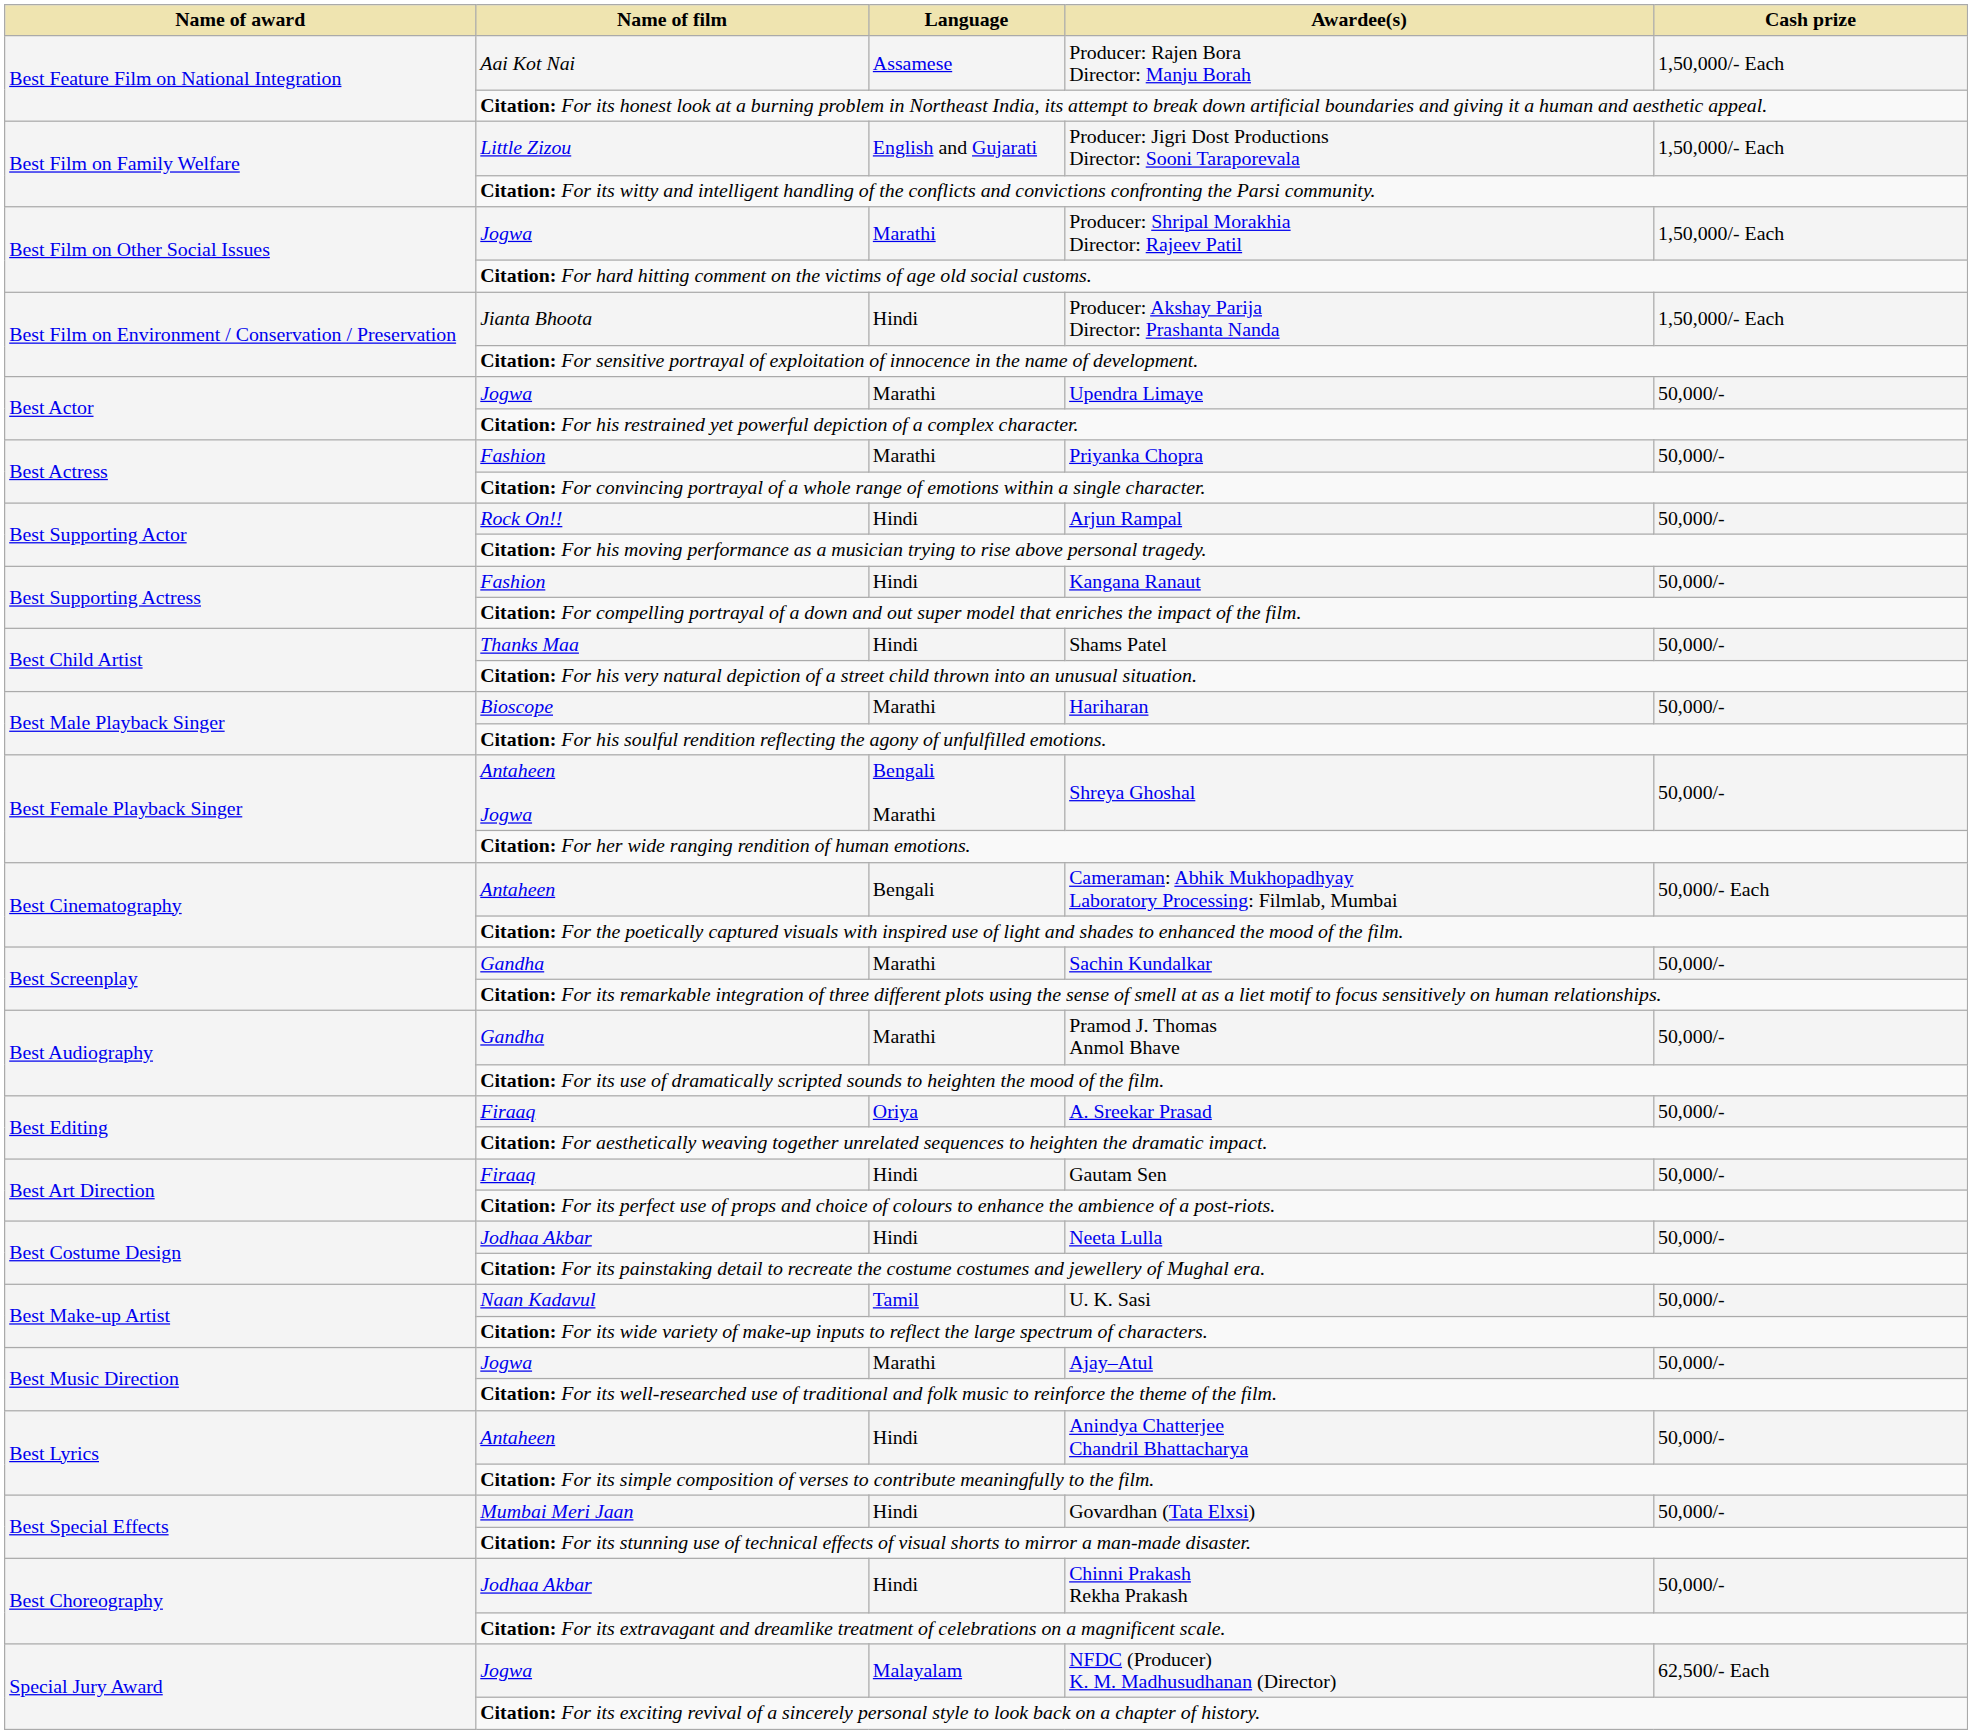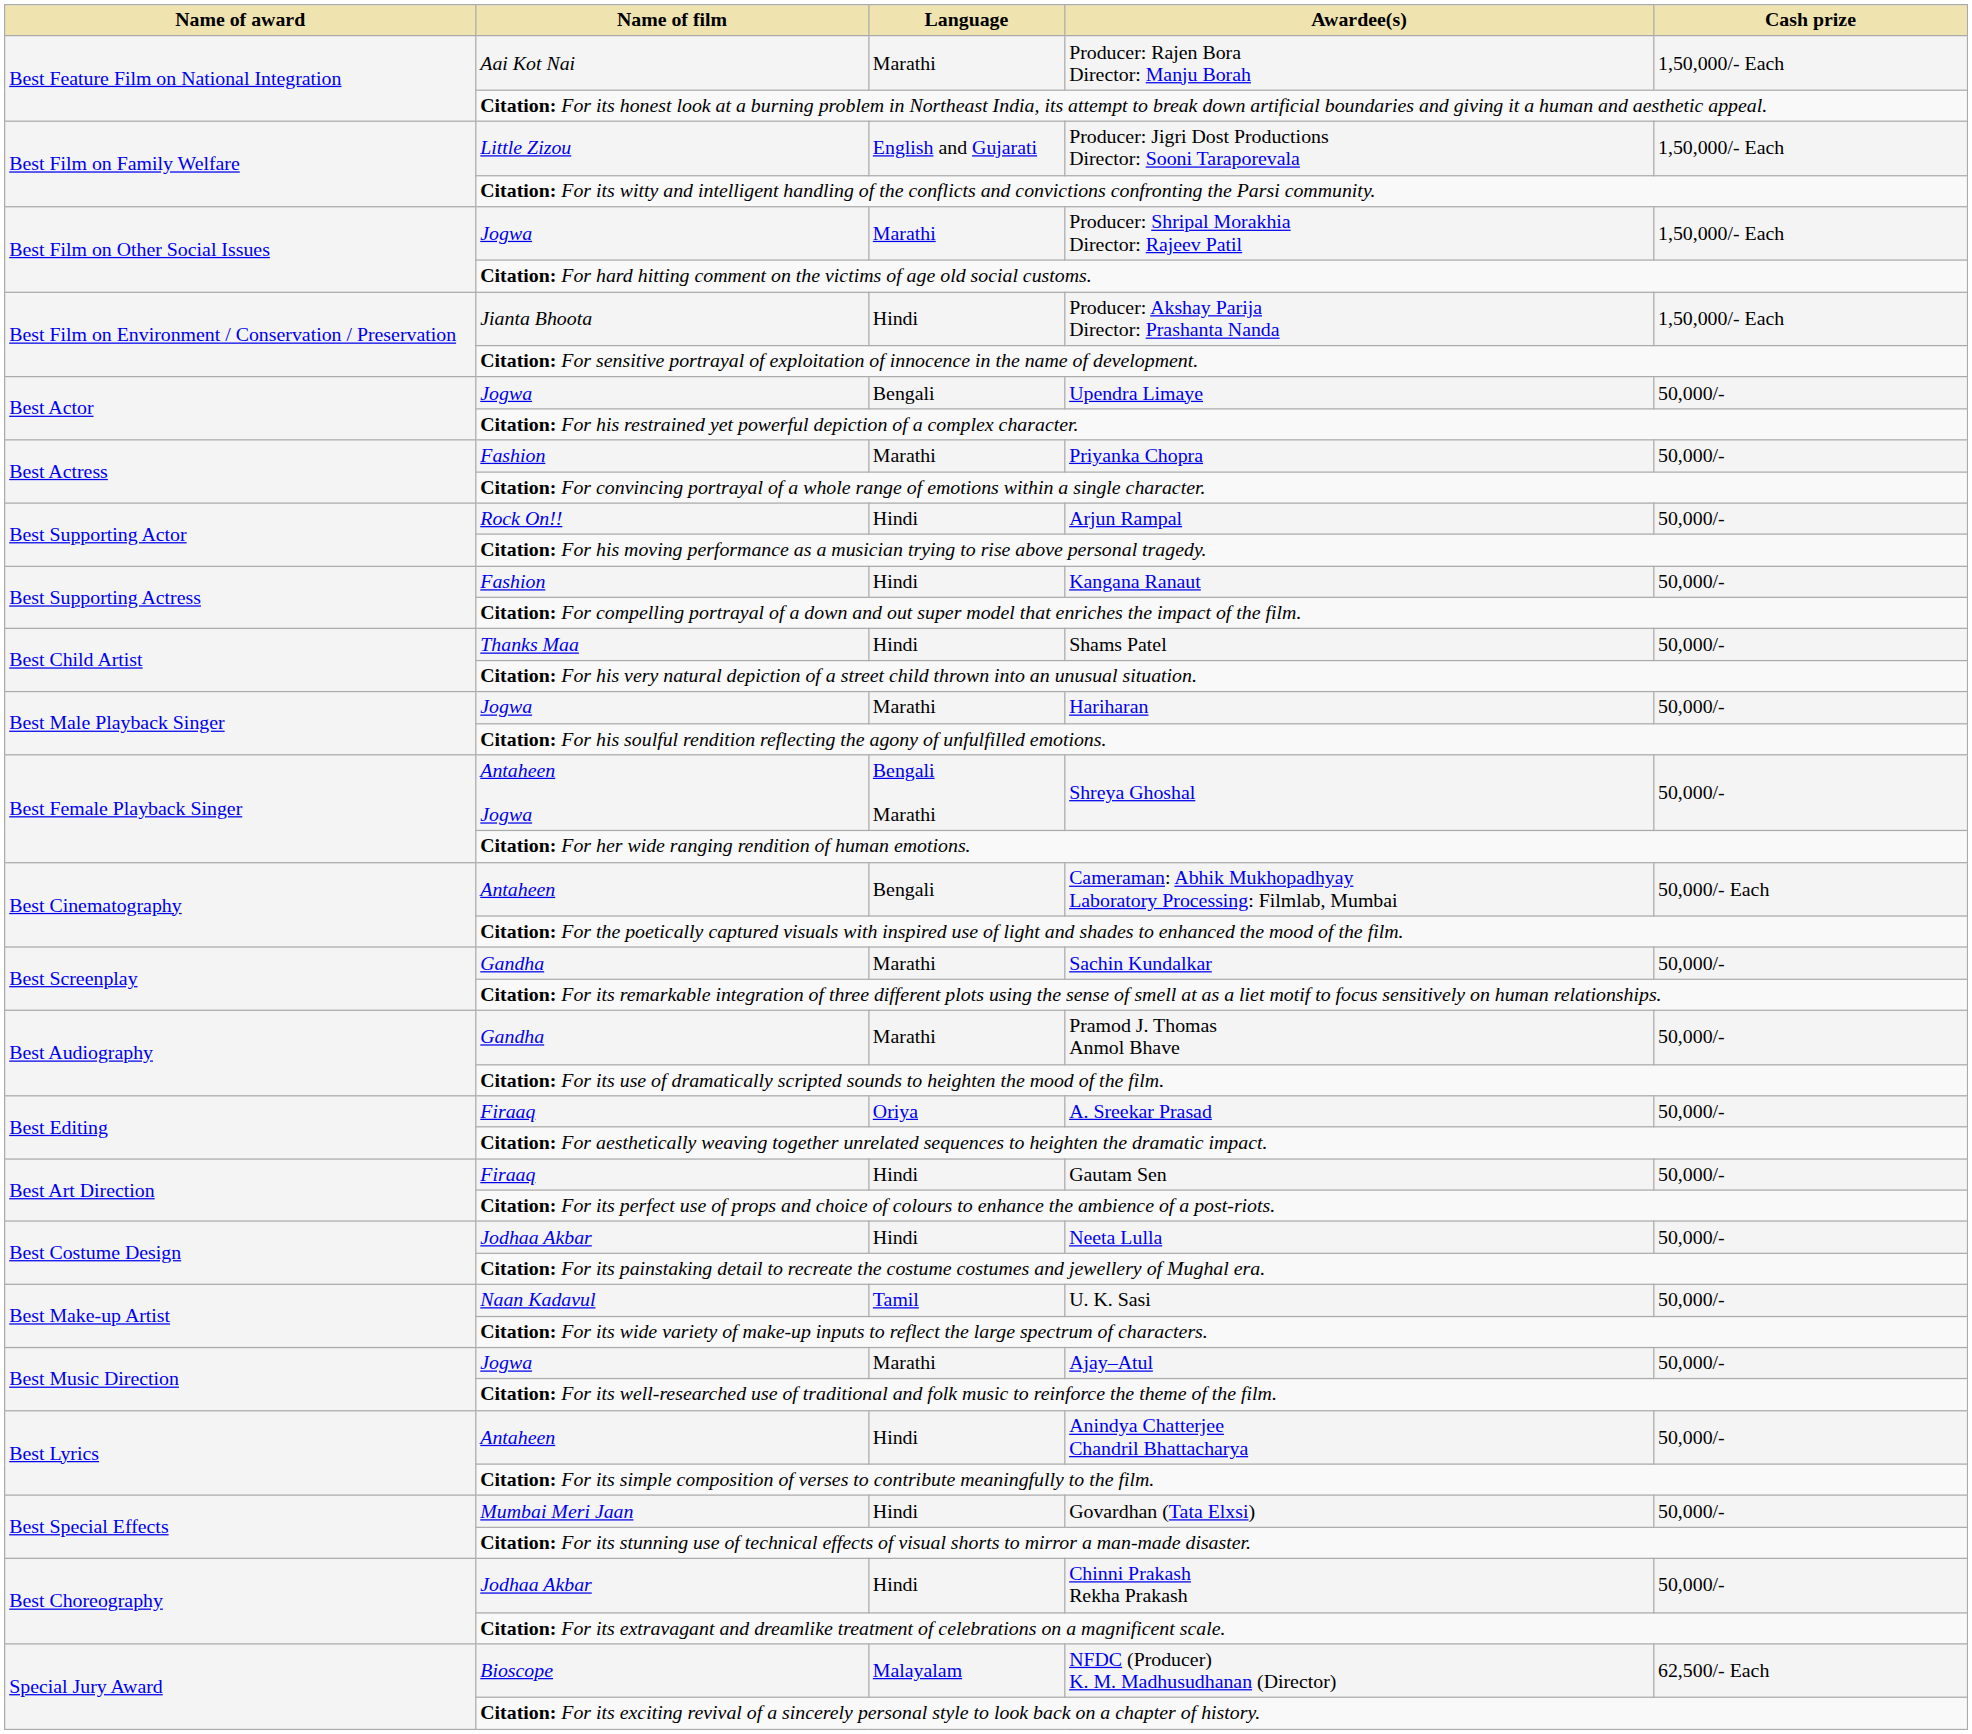(913, 62) Assamese -> (904, 62) Marathi
(904, 392) Marathi -> (904, 392) Bengali
(517, 707) Bioscope -> (506, 707) Jogwa
(506, 1670) Jogwa -> (517, 1670) Bioscope
